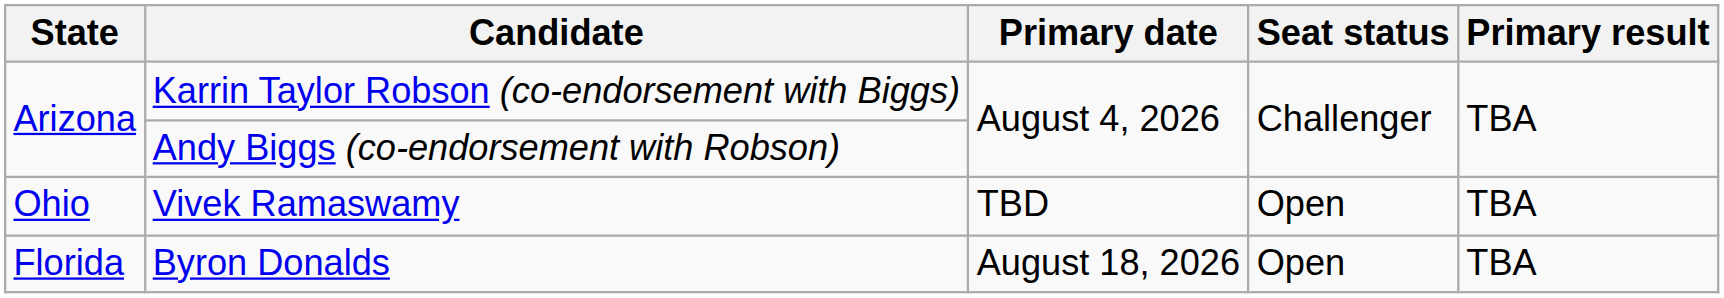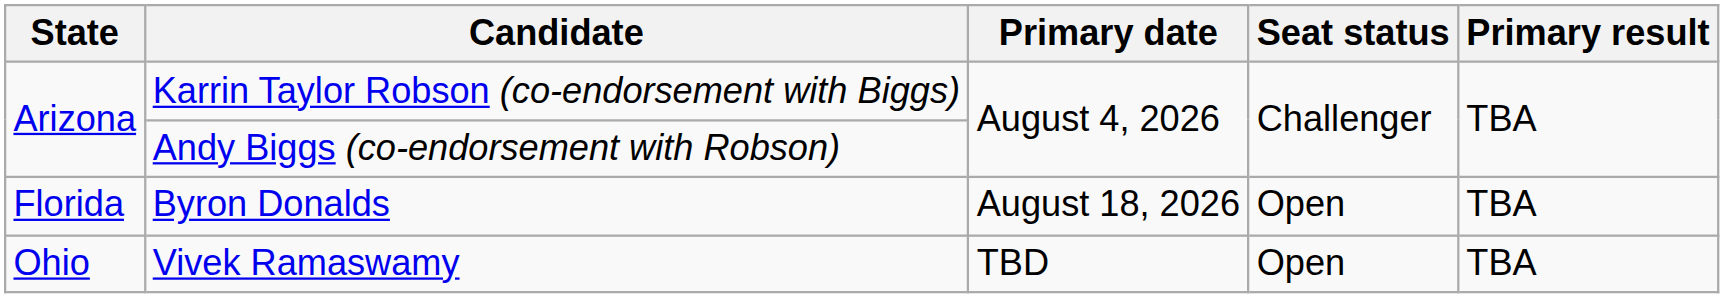rows swapped: (271, 262) <-> (306, 205)
